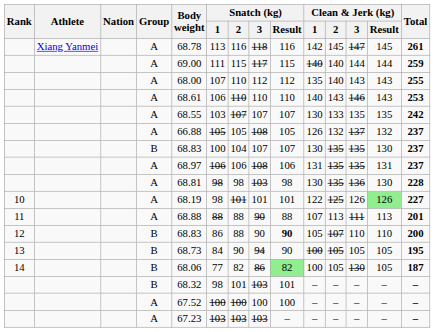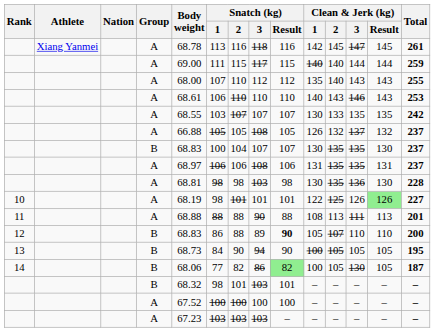(315, 217) 107 -> (315, 217) 108
(260, 234) 90 -> (260, 234) 89
